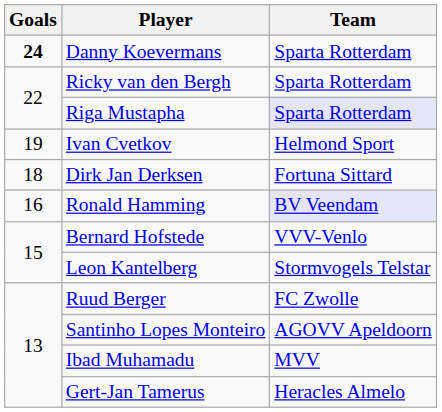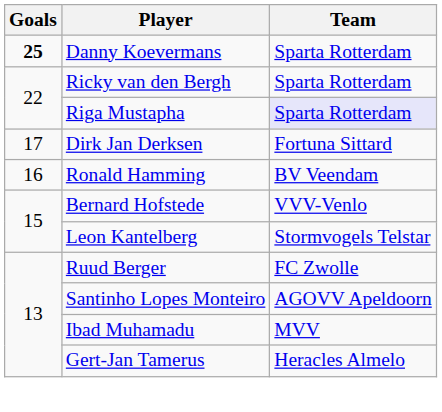(33, 50) 24 -> (33, 50) 25
- row: (119, 143)
(33, 174) 18 -> (33, 143) 17
(326, 205) lavender background -> (326, 174) no background
